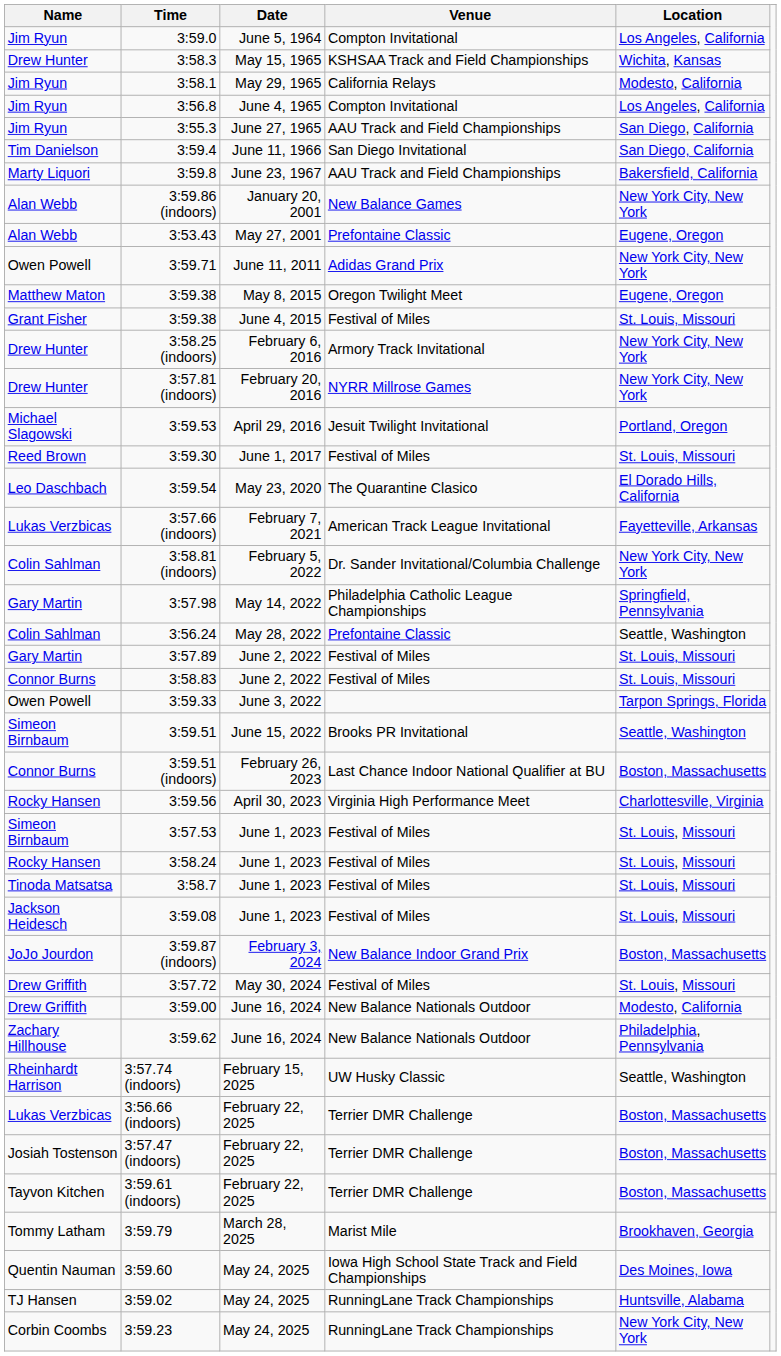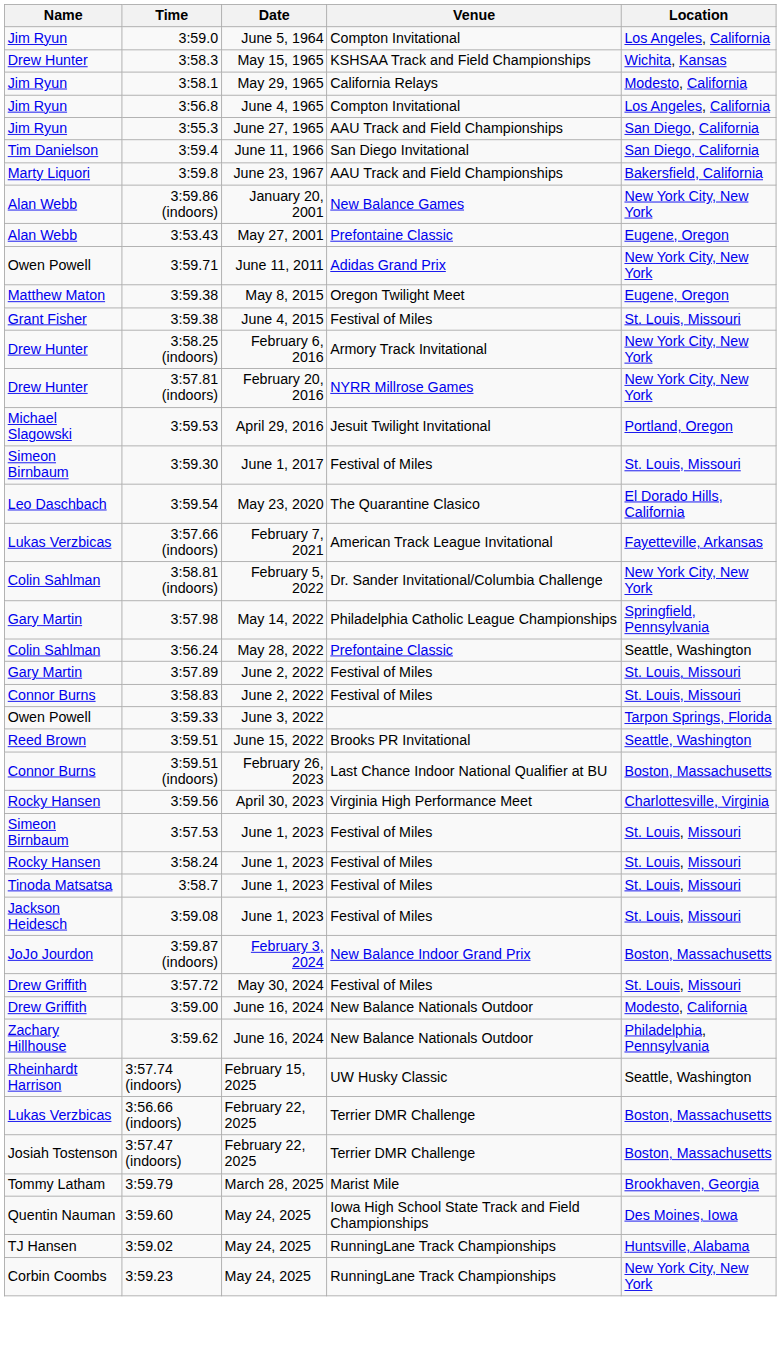(47, 457) Reed Brown -> (38, 465) Simeon Birnbaum
(38, 732) Simeon Birnbaum -> (47, 740) Reed Brown
- row: (153, 1192)
